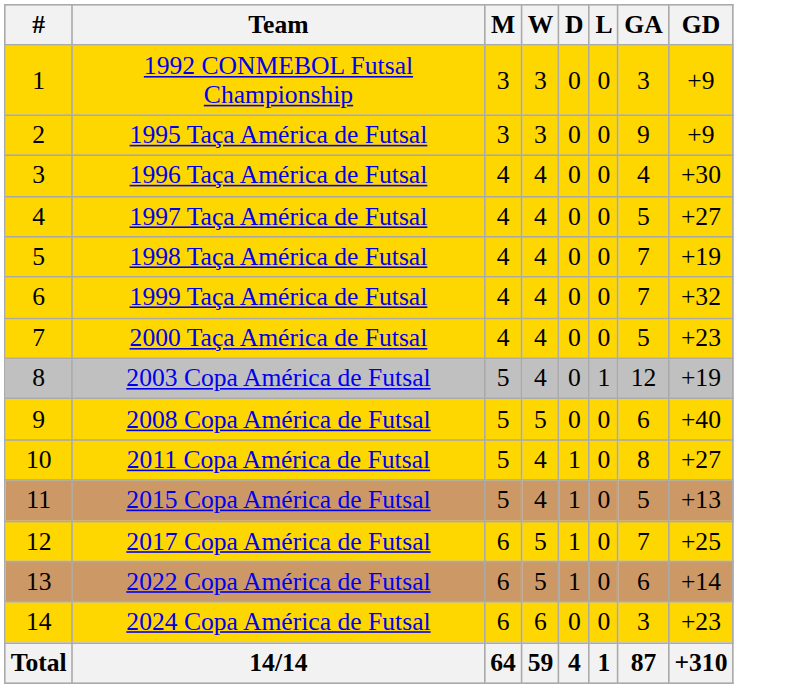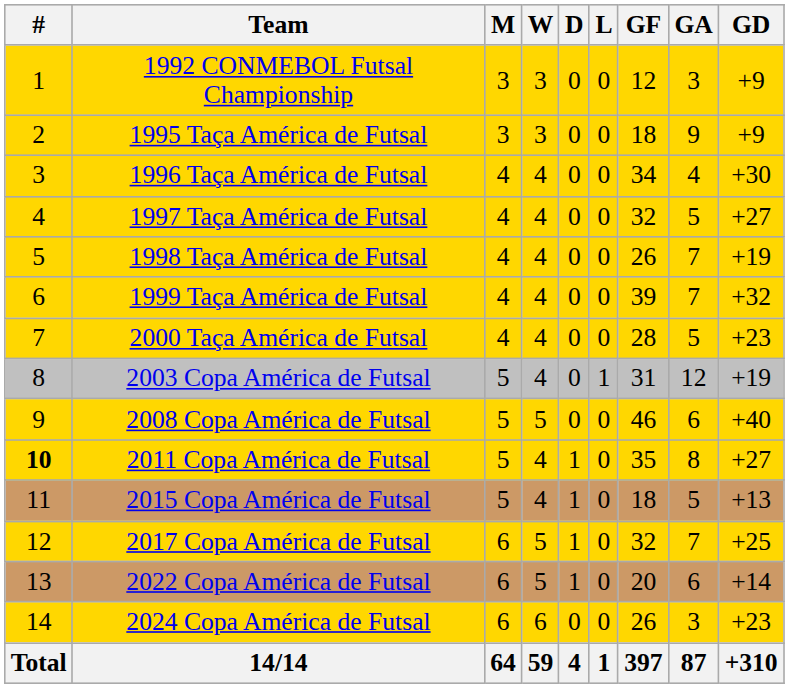+ column: (643, 24)
(39, 459) normal -> (39, 459) bold
